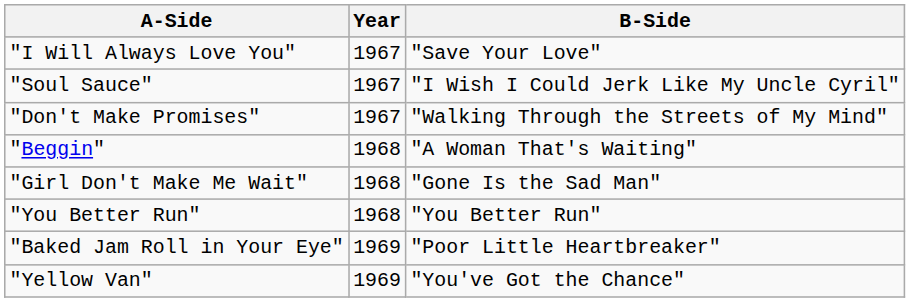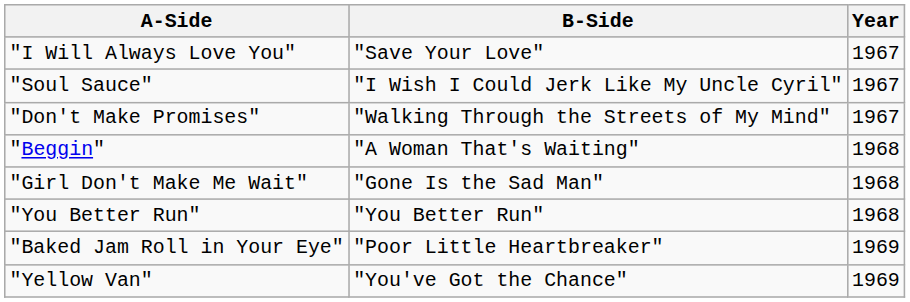columns swapped: (655, 21) <-> (377, 21)
